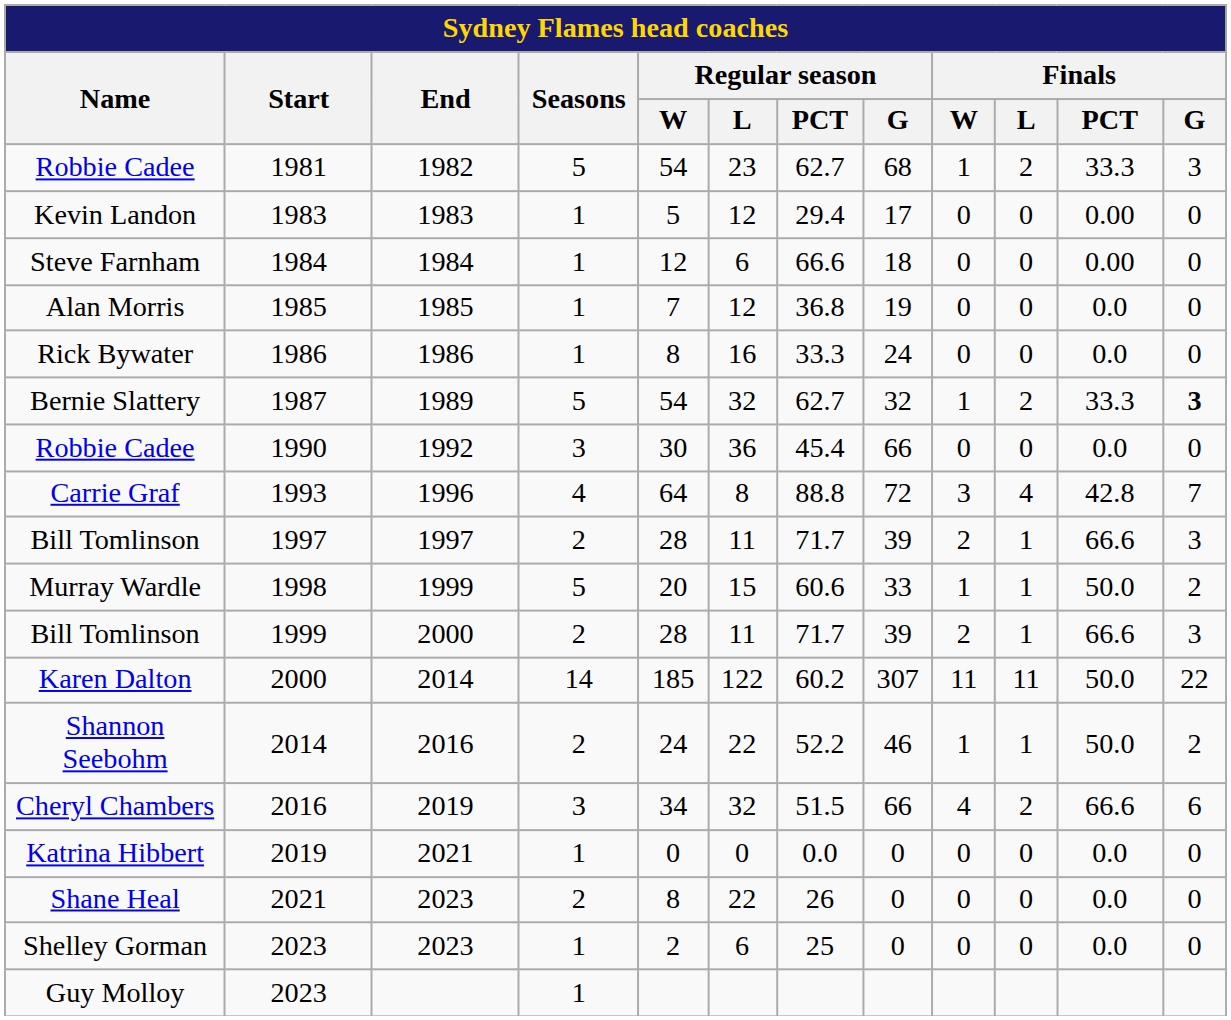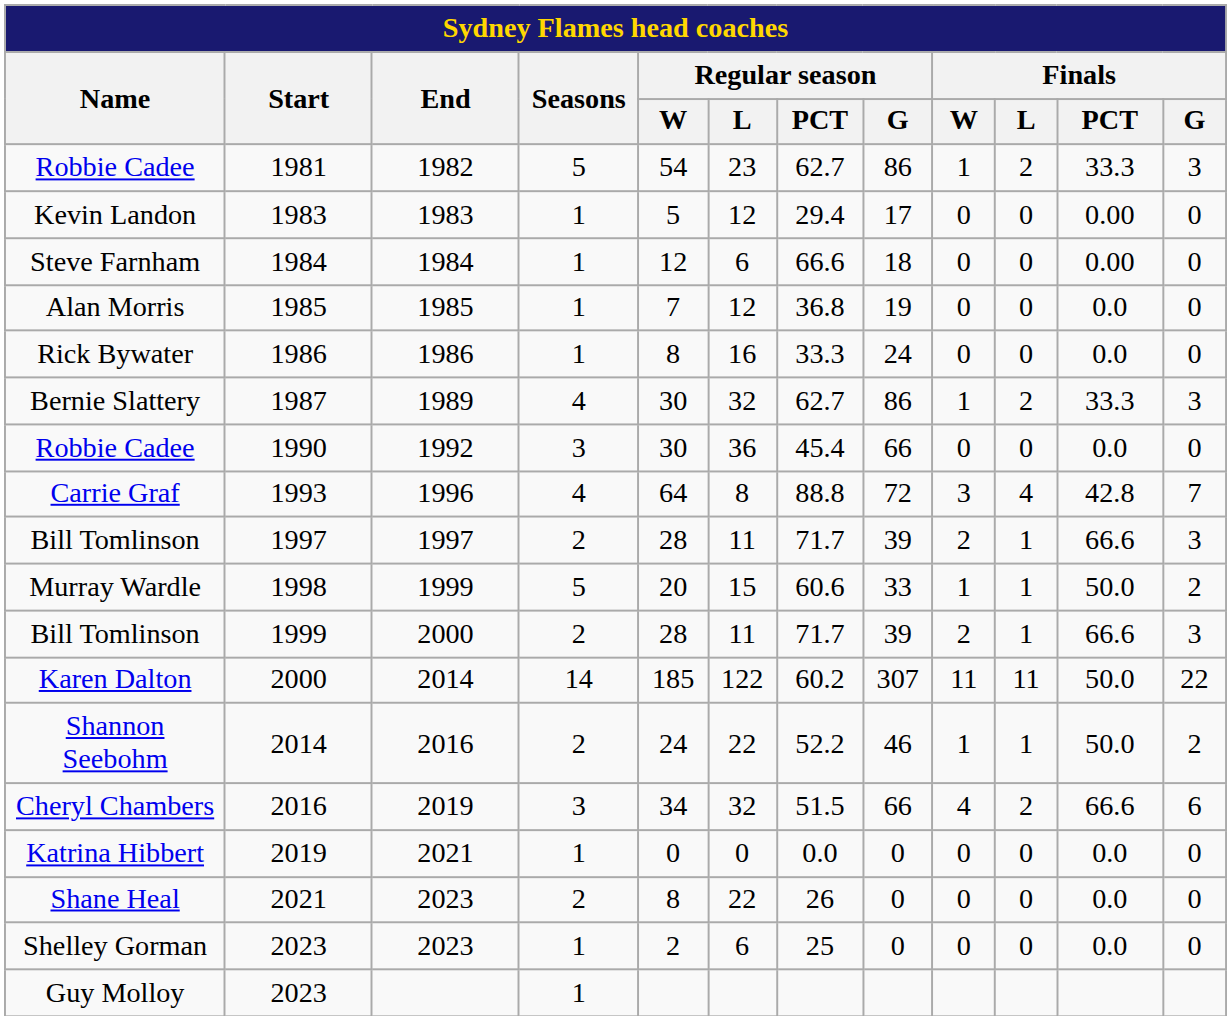(898, 167) 68 -> (898, 167) 86
(579, 399) 5 -> (579, 399) 4
(673, 399) 54 -> (673, 399) 30
(898, 399) 32 -> (898, 399) 86
(1194, 399) bold -> (1194, 399) normal
